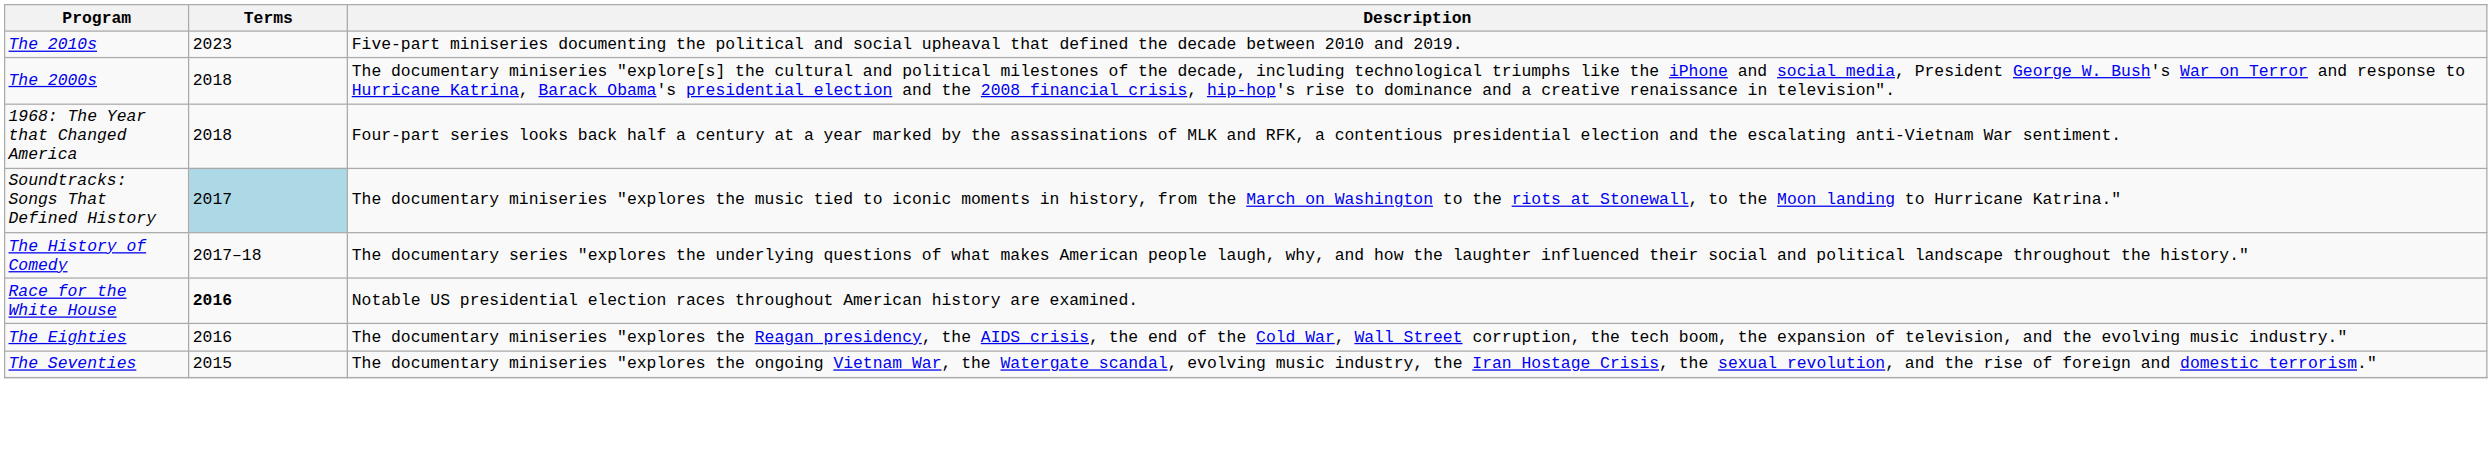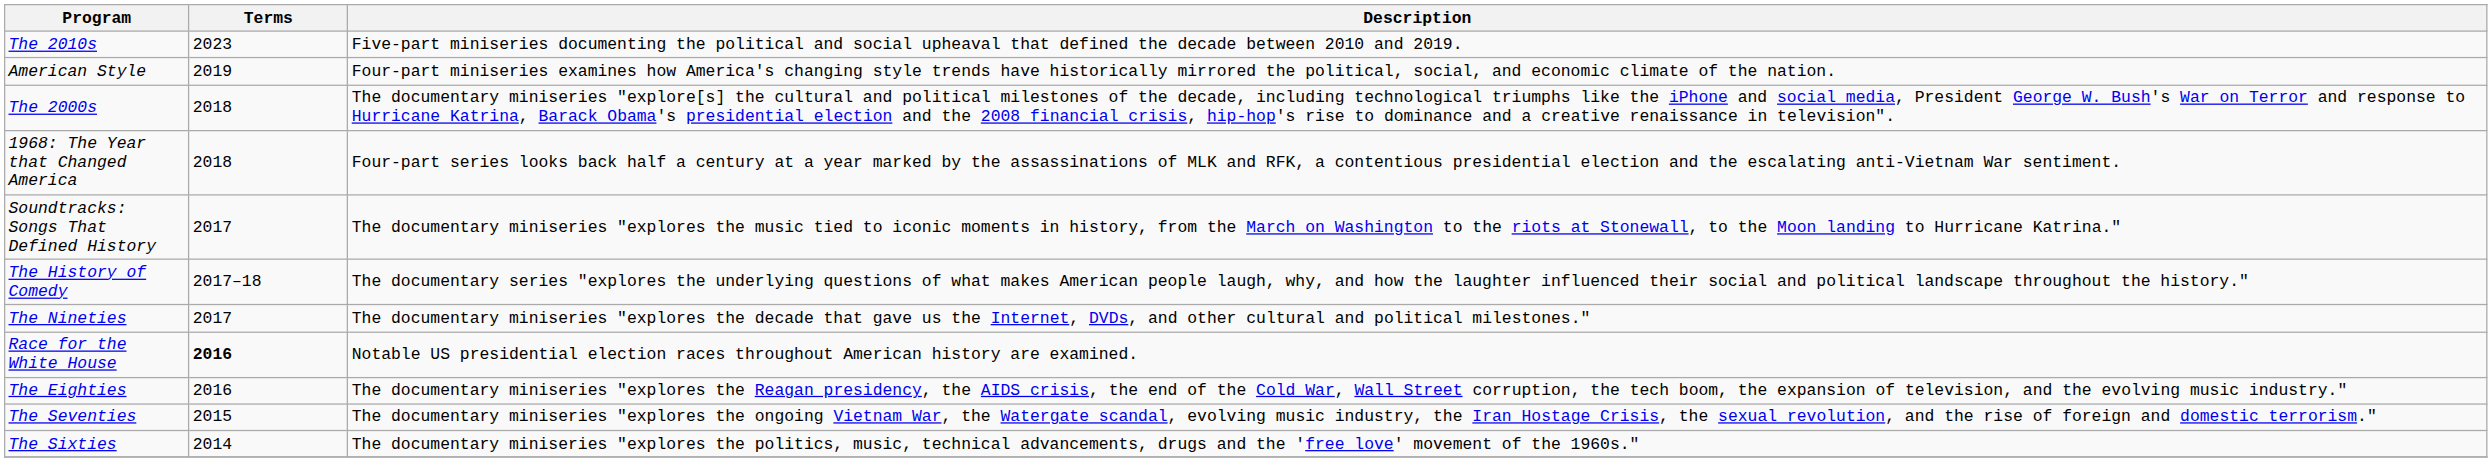+ row: (77, 71)
(212, 200) lightblue background -> (212, 227) no background
+ row: (68, 318)
+ row: (63, 444)
